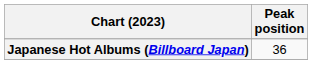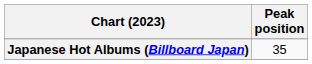(279, 49) 36 -> (279, 49) 35
